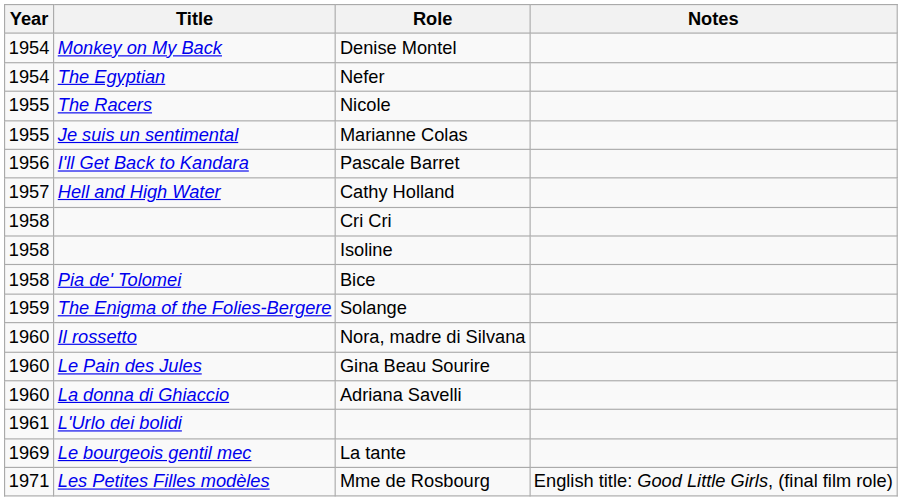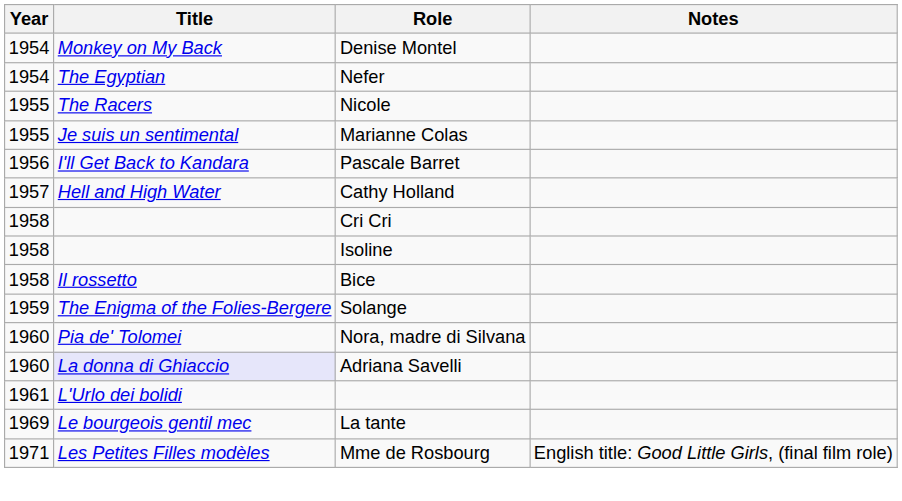(119, 279) Pia de' Tolomei -> (97, 279) Il rossetto
(97, 337) Il rossetto -> (119, 337) Pia de' Tolomei
- row: (415, 366)
(143, 395) no background -> (143, 366) lavender background
